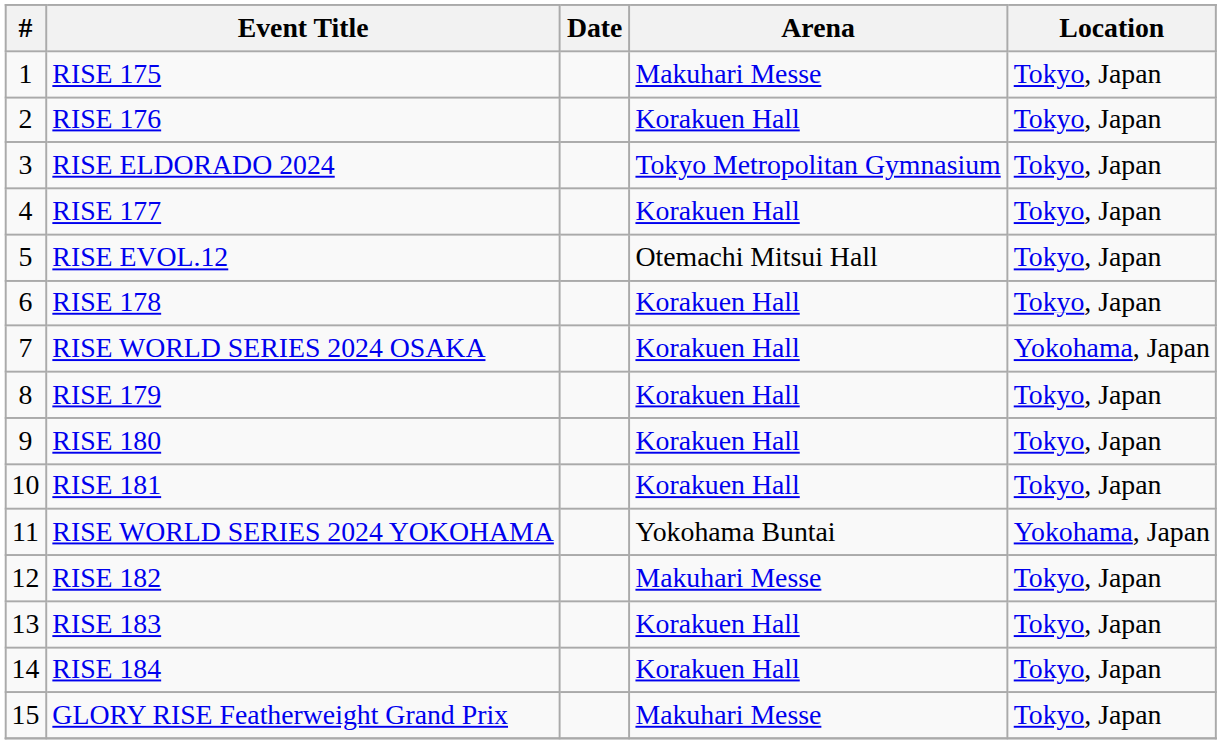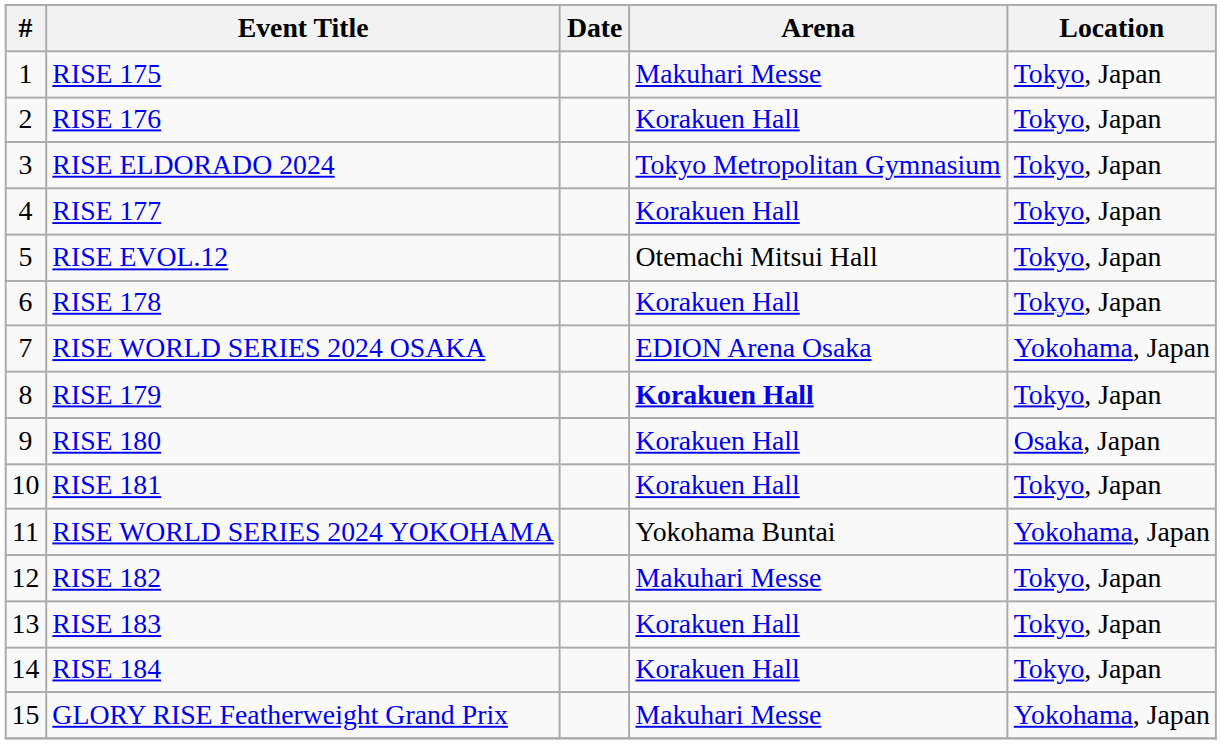(718, 348) Korakuen Hall -> (753, 348) EDION Arena Osaka
(718, 394) normal -> (725, 394) bold
(1088, 440) Tokyo, Japan -> (1087, 440) Osaka, Japan
(1088, 715) Tokyo, Japan -> (1112, 715) Yokohama, Japan
